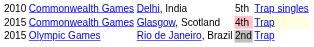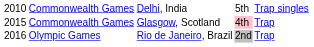(265, 22) lightyellow background -> (265, 22) no background
(15, 36) 2015 -> (15, 36) 2016
